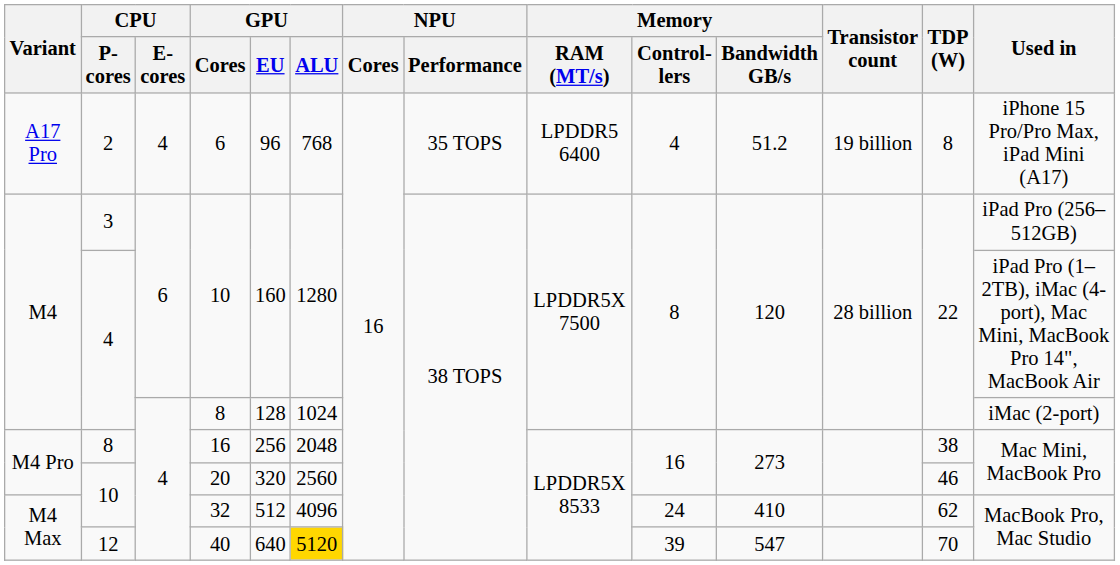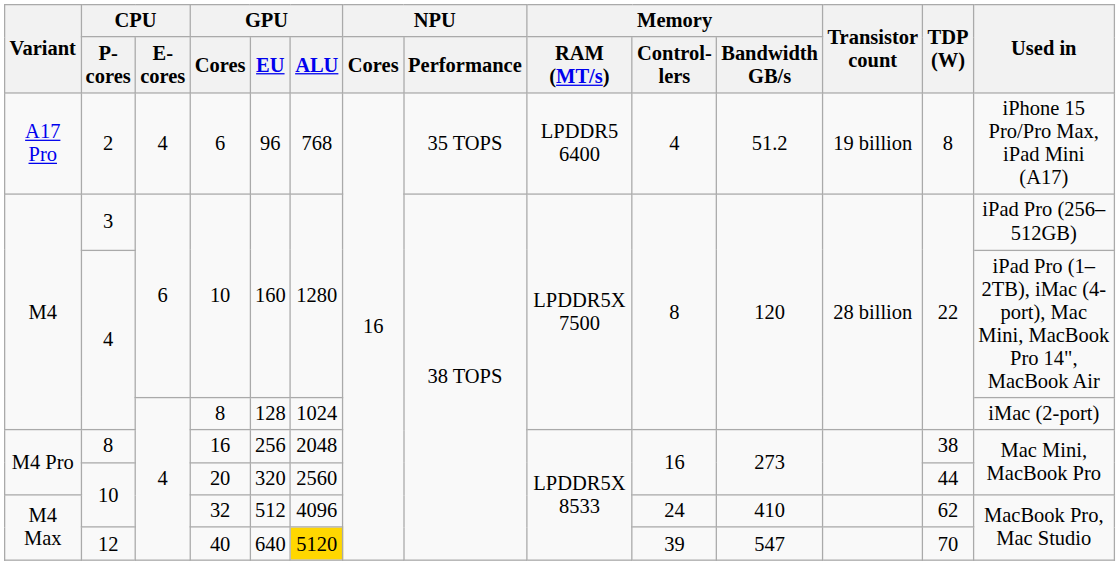(948, 478) 46 -> (948, 478) 44
